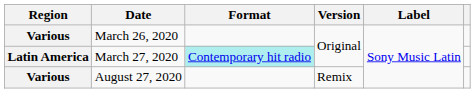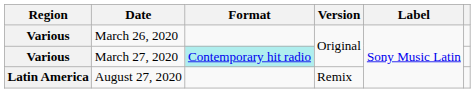(48, 56) Latin America -> (48, 56) Various
(48, 77) Various -> (48, 77) Latin America
